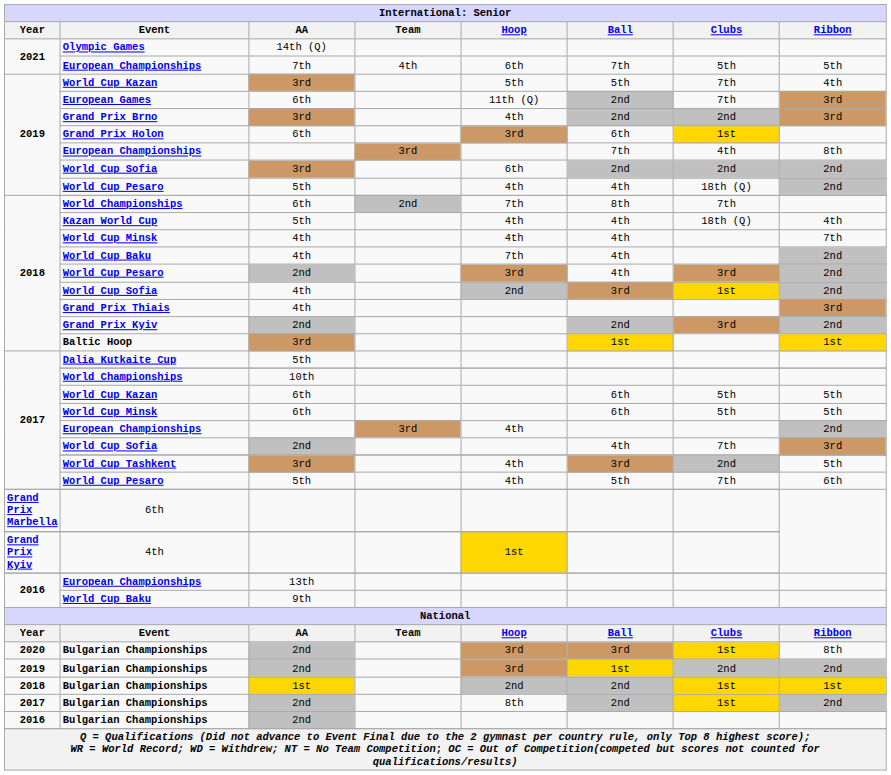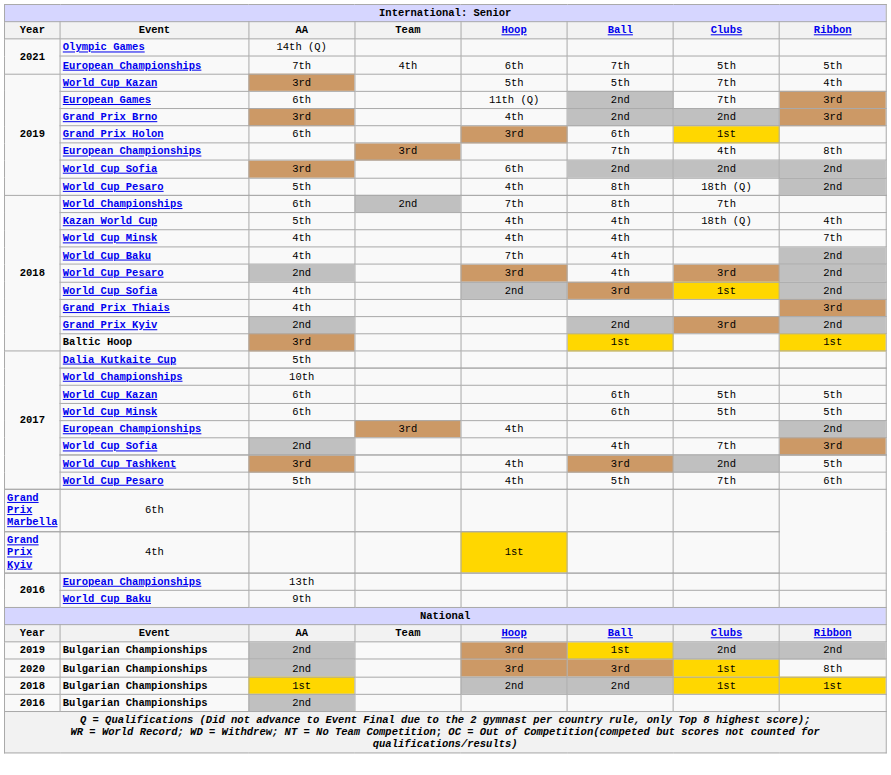(620, 187) 4th -> (620, 187) 8th
rows swapped: (32, 651) <-> (32, 669)
- row: (32, 703)
